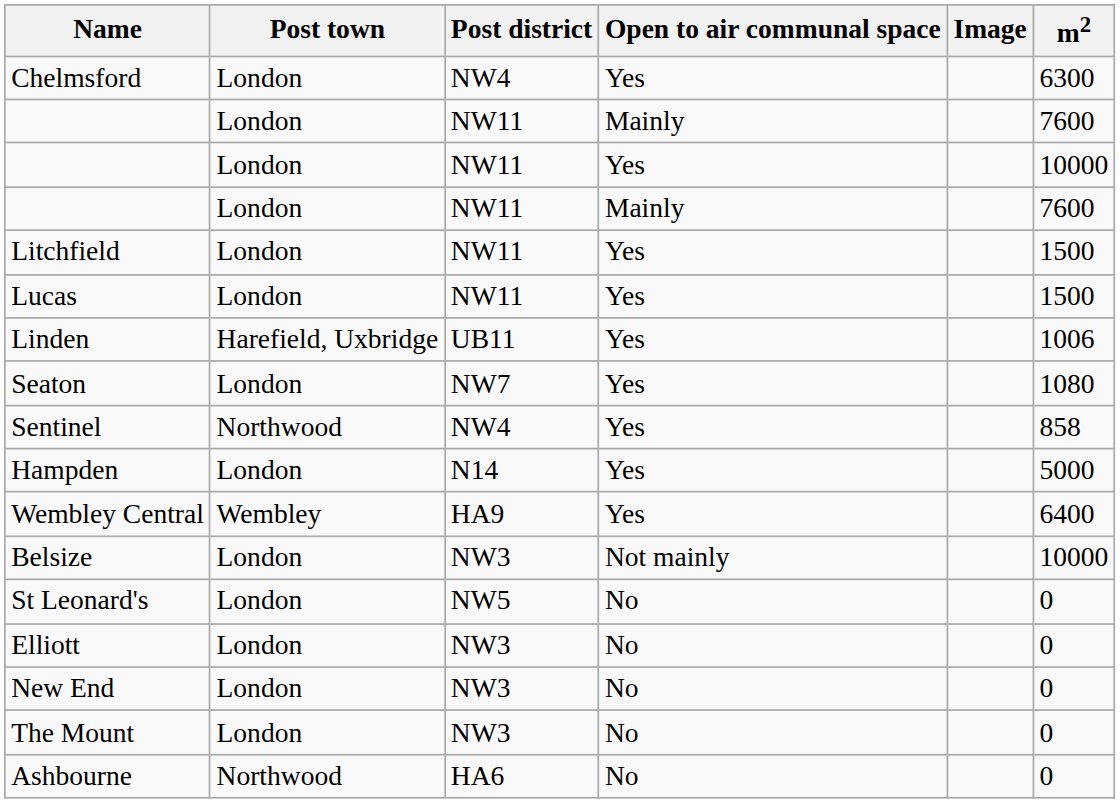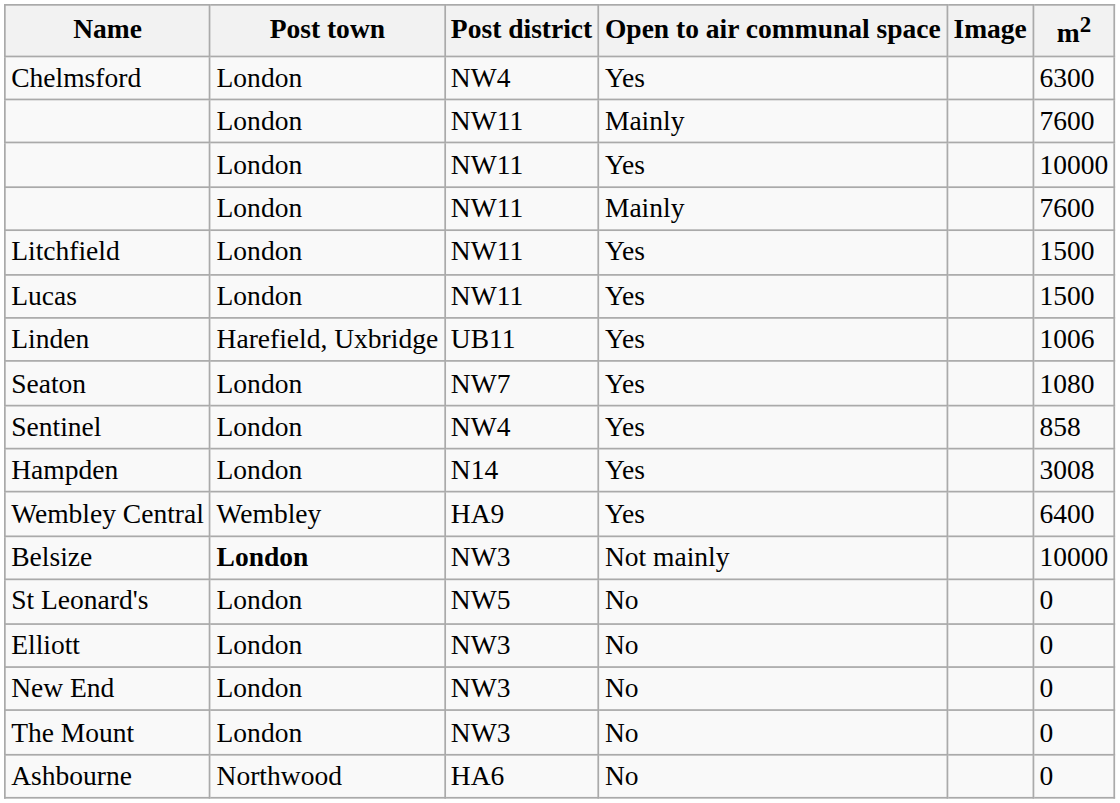(279, 426) Northwood -> (259, 426) London
(1067, 470) 5000 -> (1067, 470) 3008
(259, 557) normal -> (262, 557) bold
